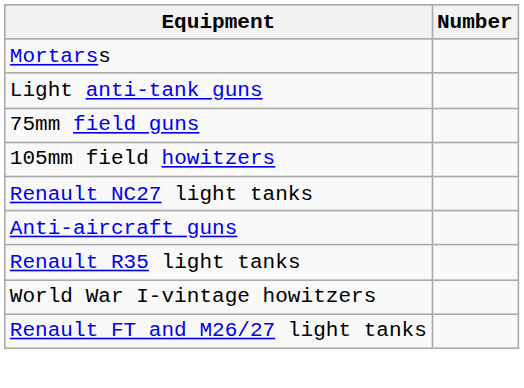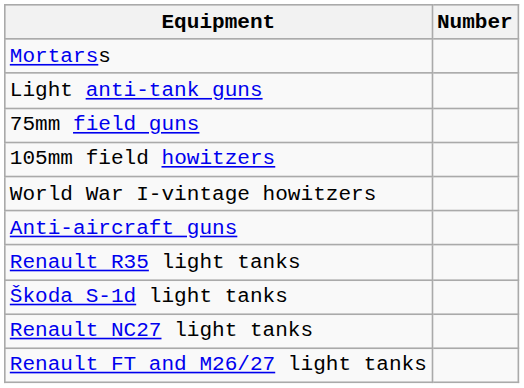rows swapped: (193, 297) <-> (161, 194)
+ row: (149, 297)
